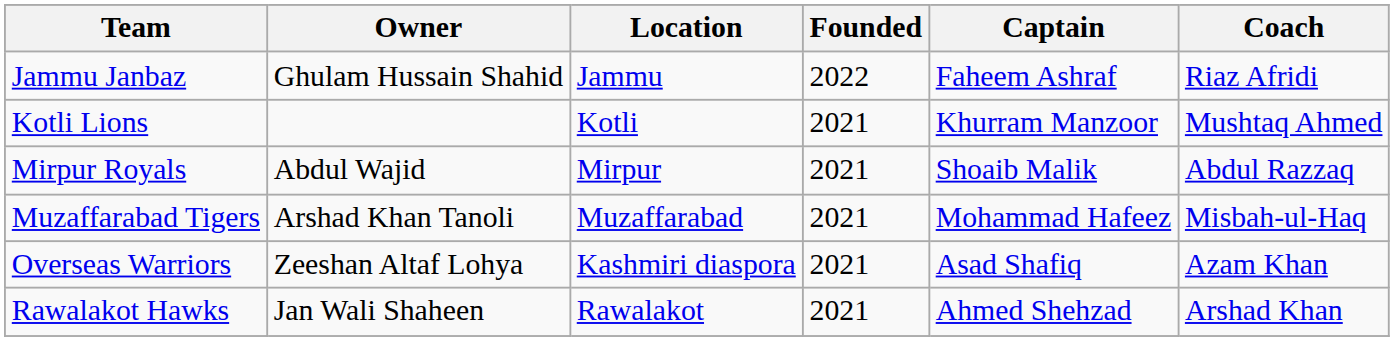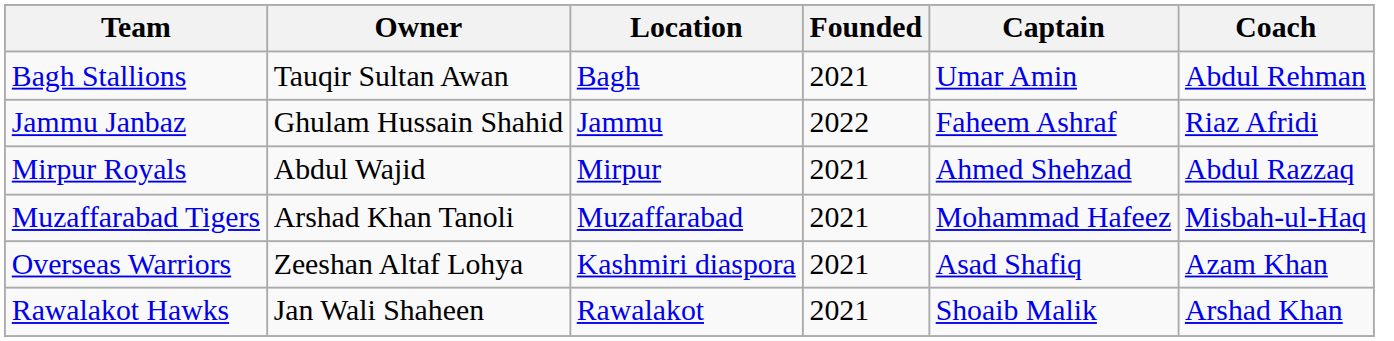+ row: (99, 75)
- row: (80, 122)
(1016, 169) Shoaib Malik -> (1034, 169) Ahmed Shehzad
(1034, 311) Ahmed Shehzad -> (1016, 311) Shoaib Malik
